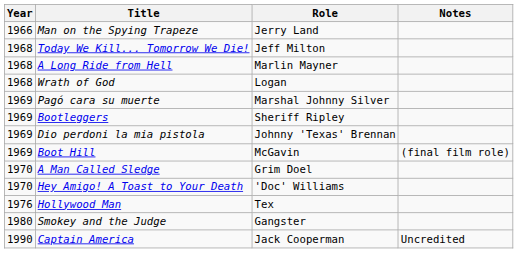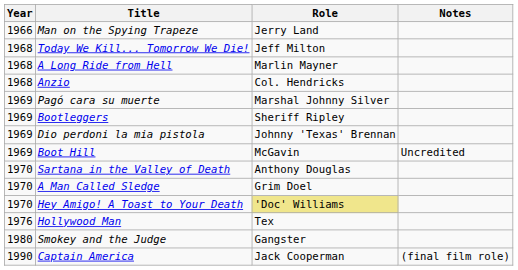+ row: (54, 83)
- row: (76, 83)
(455, 152) (final film role) -> (433, 152) Uncredited
+ row: (134, 169)
(299, 187) no background -> (299, 204) khaki background
(433, 239) Uncredited -> (455, 256) (final film role)
